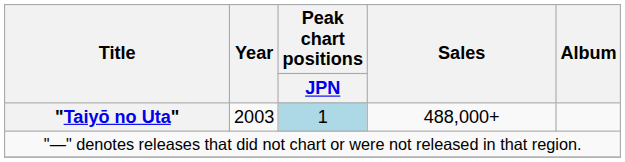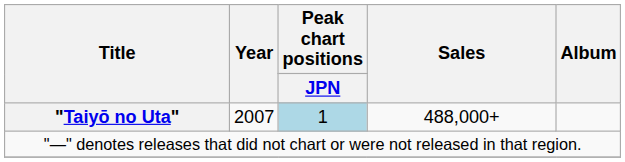(254, 116) 2003 -> (254, 116) 2007
